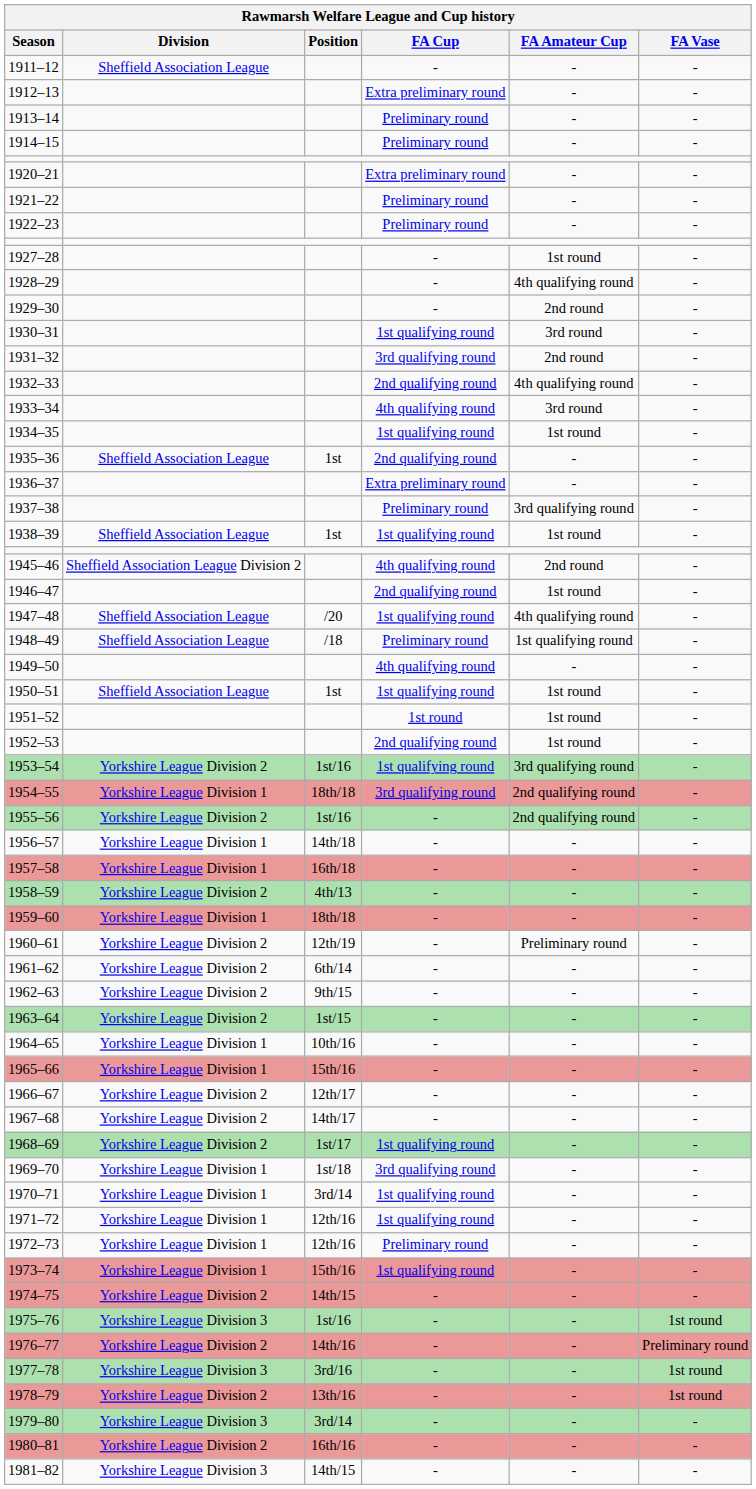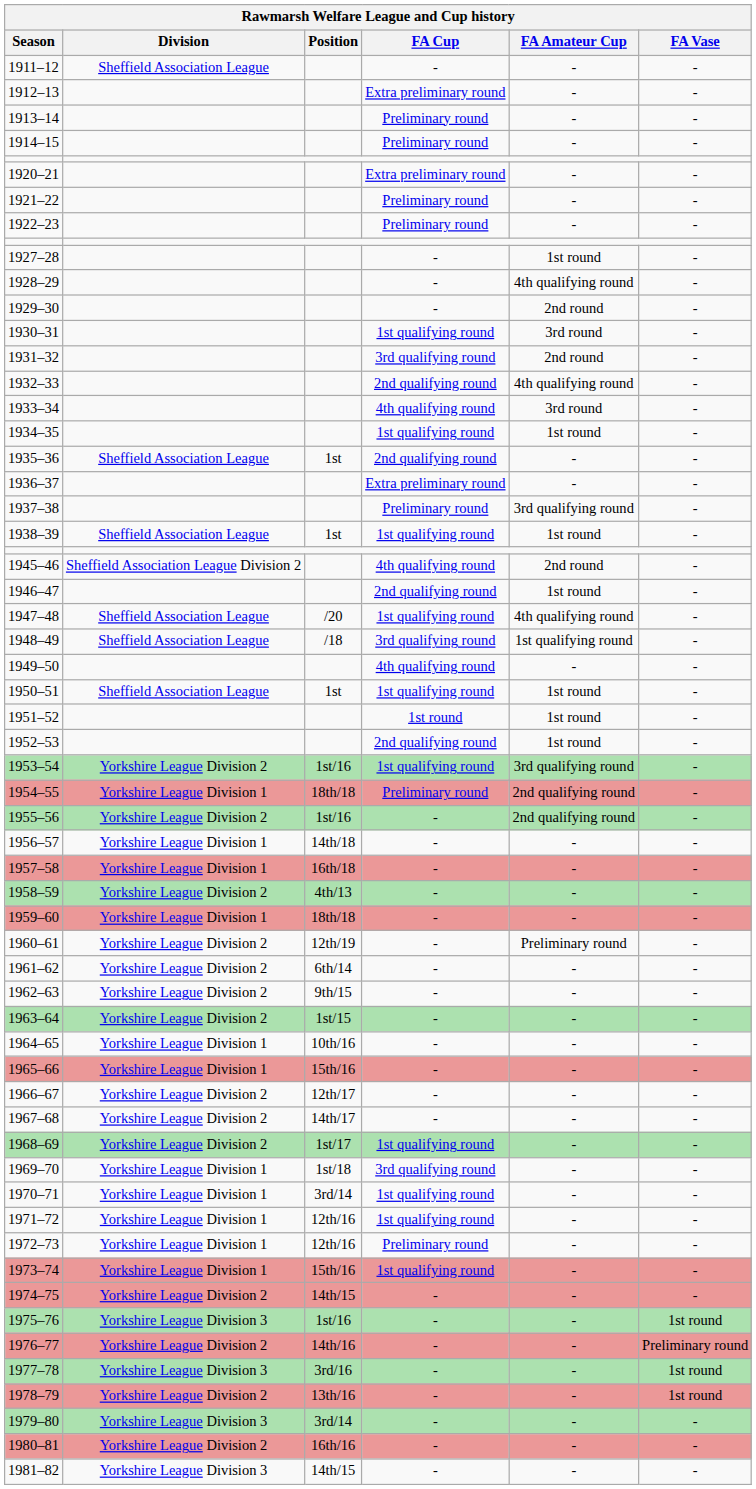(435, 641) Preliminary round -> (435, 641) 3rd qualifying round
(435, 792) 3rd qualifying round -> (435, 792) Preliminary round
